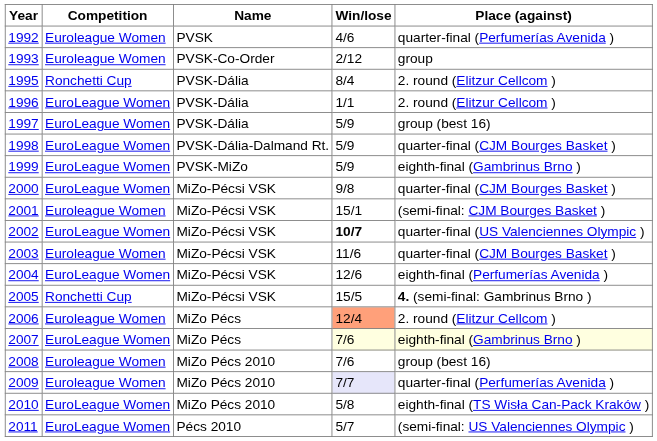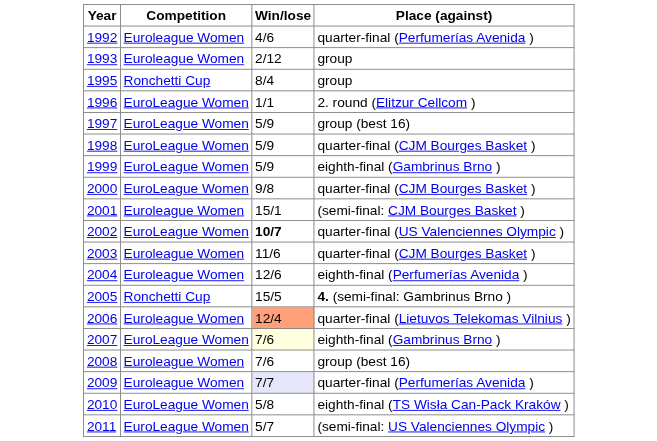- column: (253, 15)
(477, 80) 2. round (Elitzur Cellcom ) -> (335, 80) group
(108, 275) EuroLeague Women -> (184, 275) Euroleague Women
(477, 318) 2. round (Elitzur Cellcom ) -> (444, 318) quarter-final (Lietuvos Telekomas Vilnius )
(489, 339) lightyellow background -> (409, 339) no background
